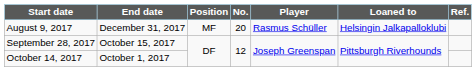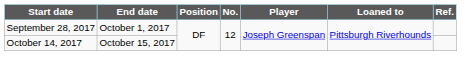- row: (39, 27)
(137, 43) October 15, 2017 -> (135, 27) October 1, 2017
(135, 58) October 1, 2017 -> (137, 43) October 15, 2017
